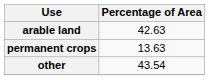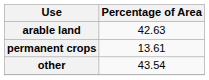(152, 48) 13.63 -> (152, 48) 13.61
